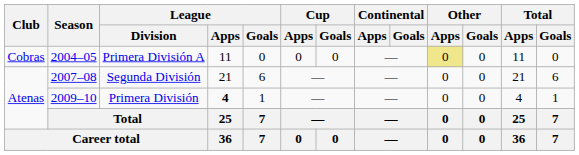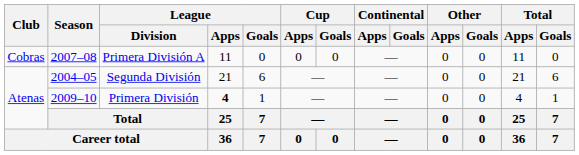(74, 56) 2004–05 -> (74, 56) 2007–08
(445, 56) khaki background -> (445, 56) no background
(74, 77) 2007–08 -> (74, 77) 2004–05
